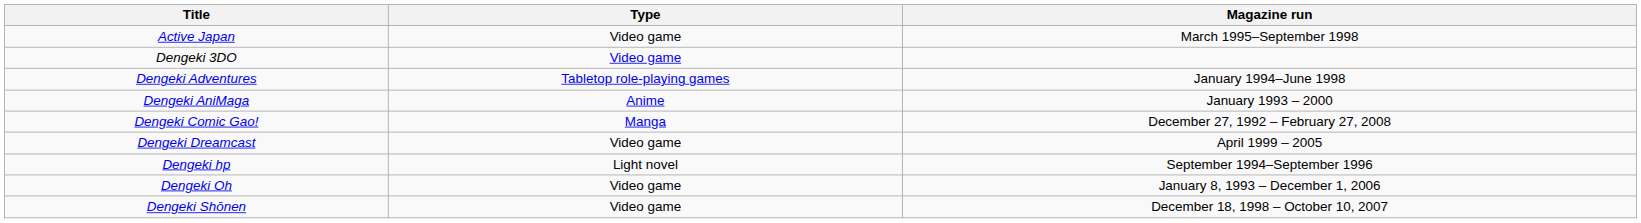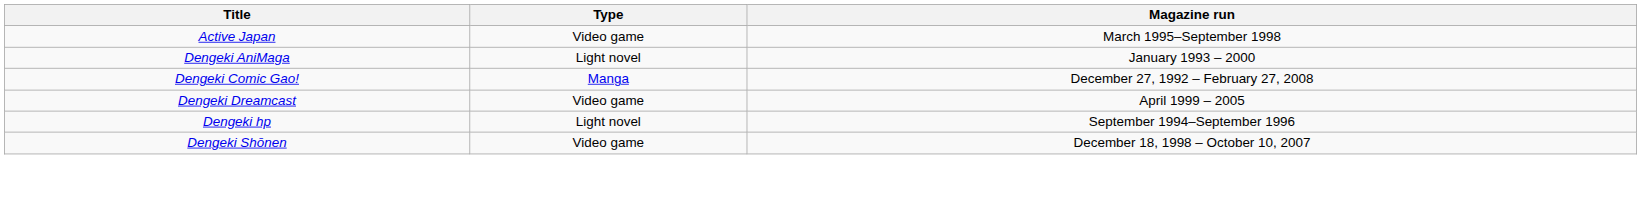- row: (196, 57)
- row: (196, 79)
(645, 100) Anime -> (608, 57) Light novel
- row: (196, 185)
